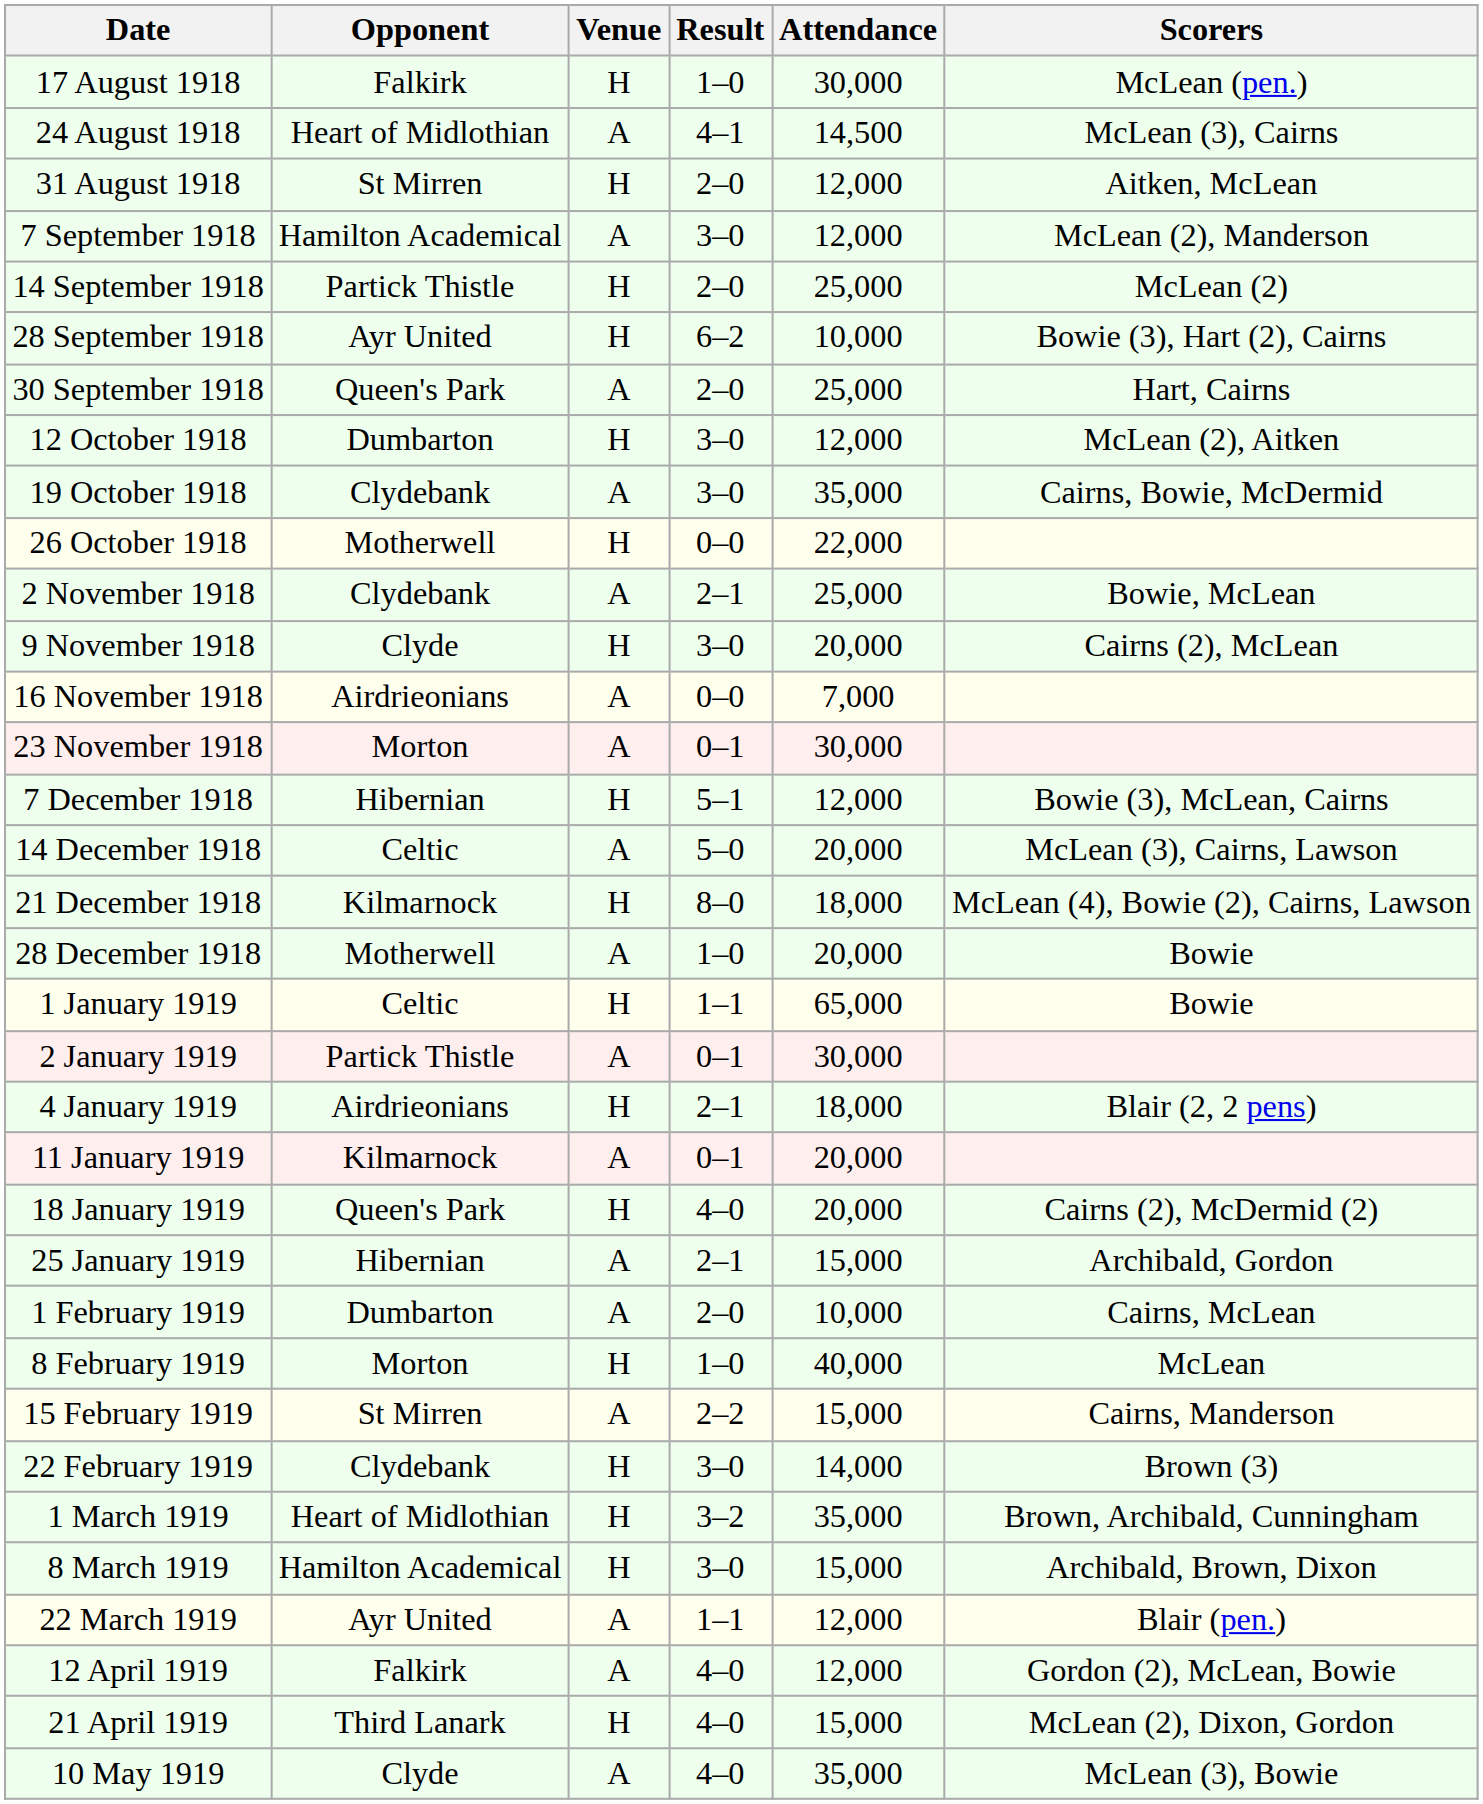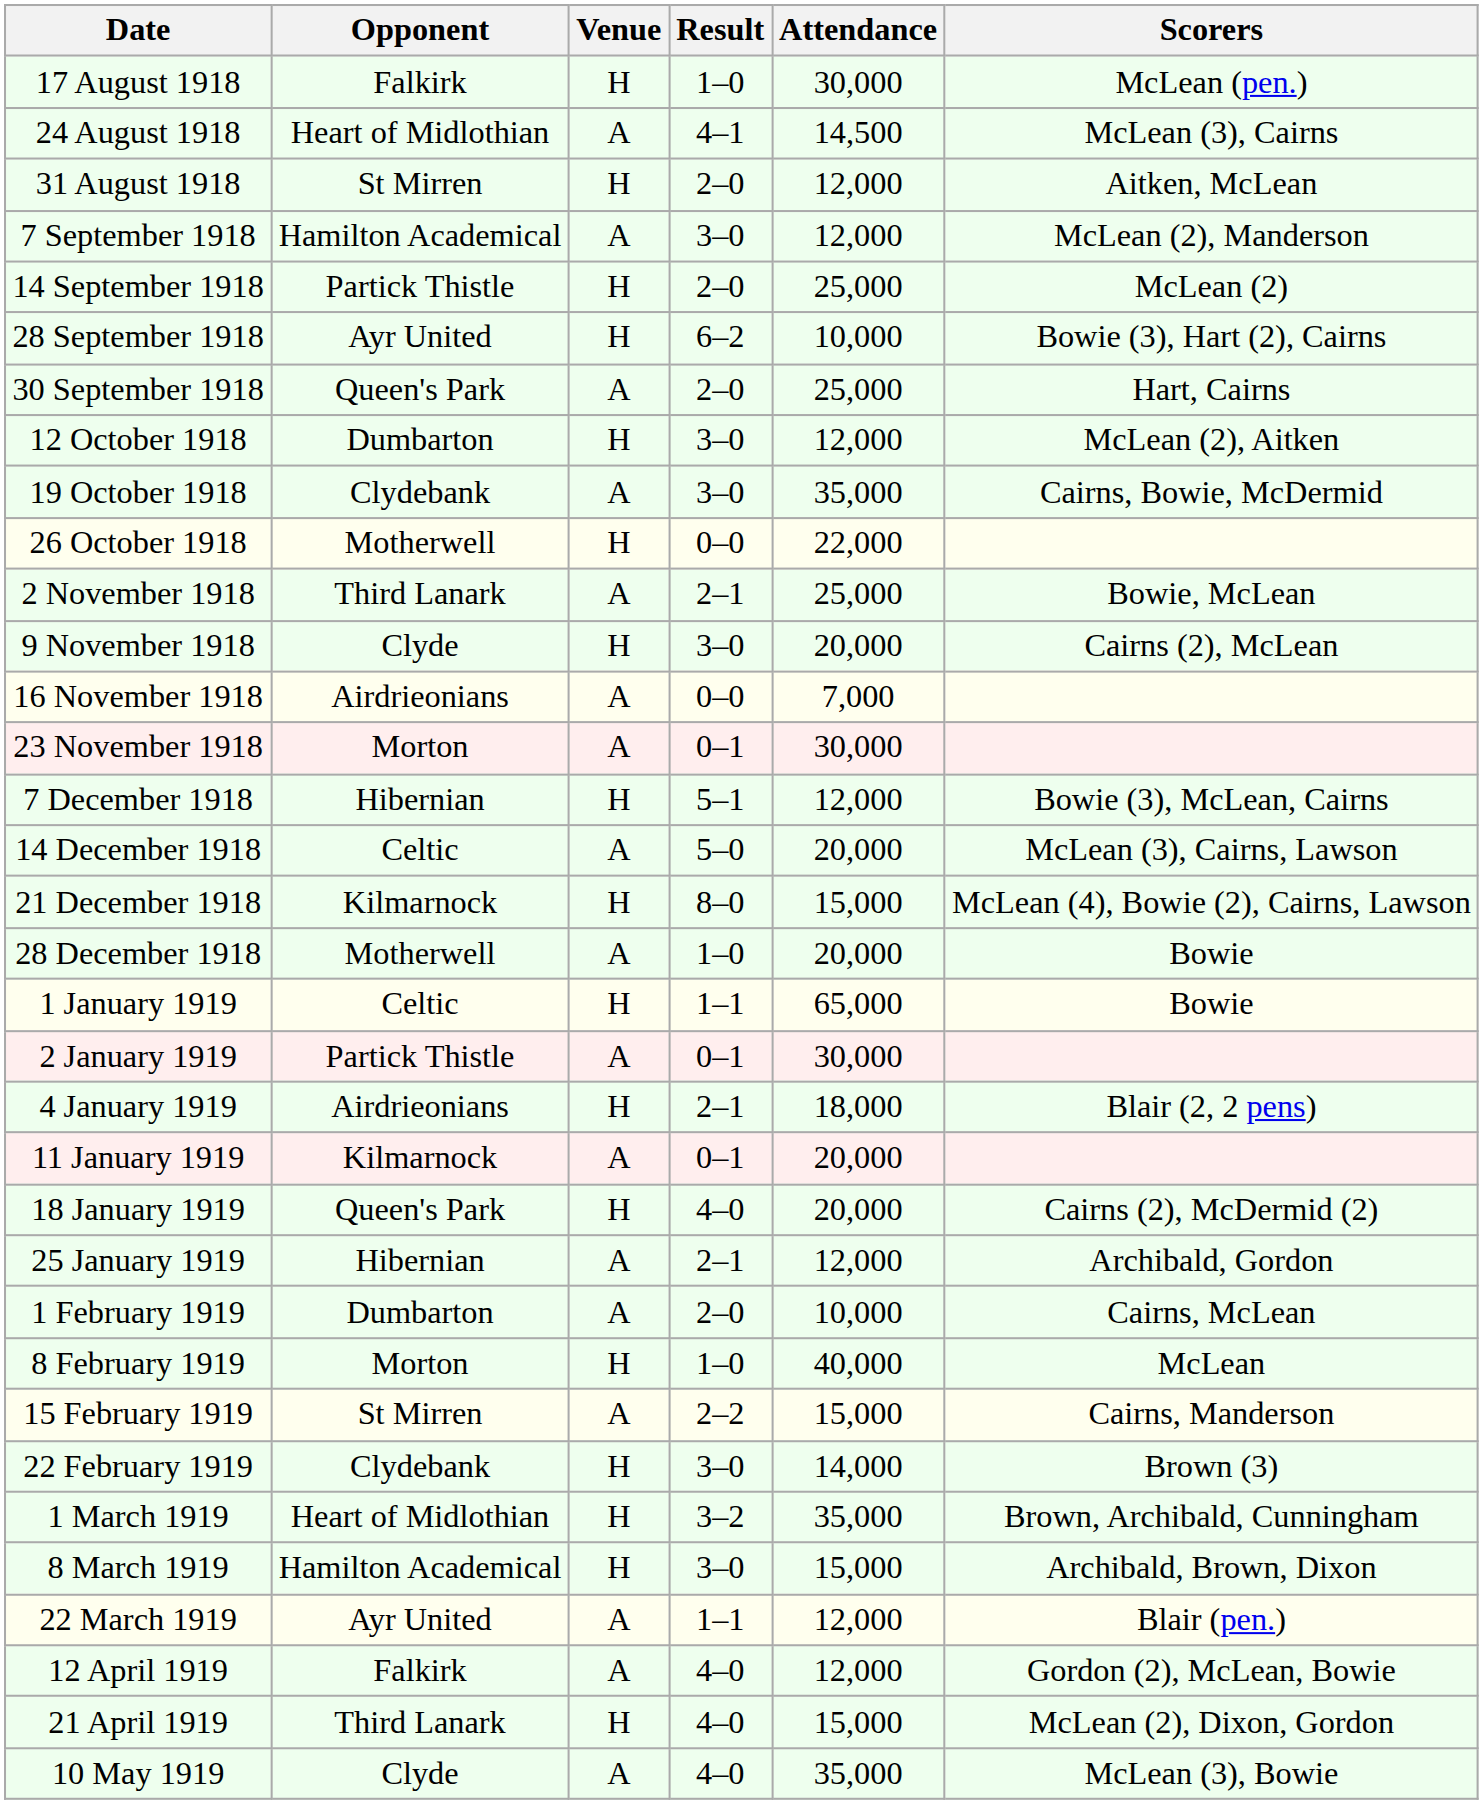(420, 593) Clydebank -> (420, 593) Third Lanark
(858, 901) 18,000 -> (858, 901) 15,000
(858, 1260) 15,000 -> (858, 1260) 12,000
